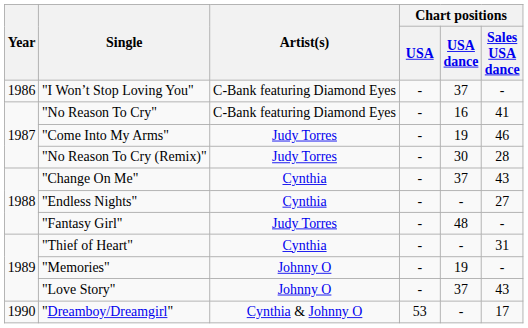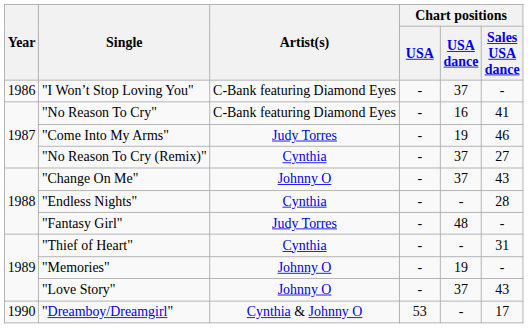(305, 157) Judy Torres -> (305, 157) Cynthia
(461, 157) 30 -> (461, 157) 37
(502, 157) 28 -> (502, 157) 27
(305, 179) Cynthia -> (305, 179) Johnny O
(502, 201) 27 -> (502, 201) 28
